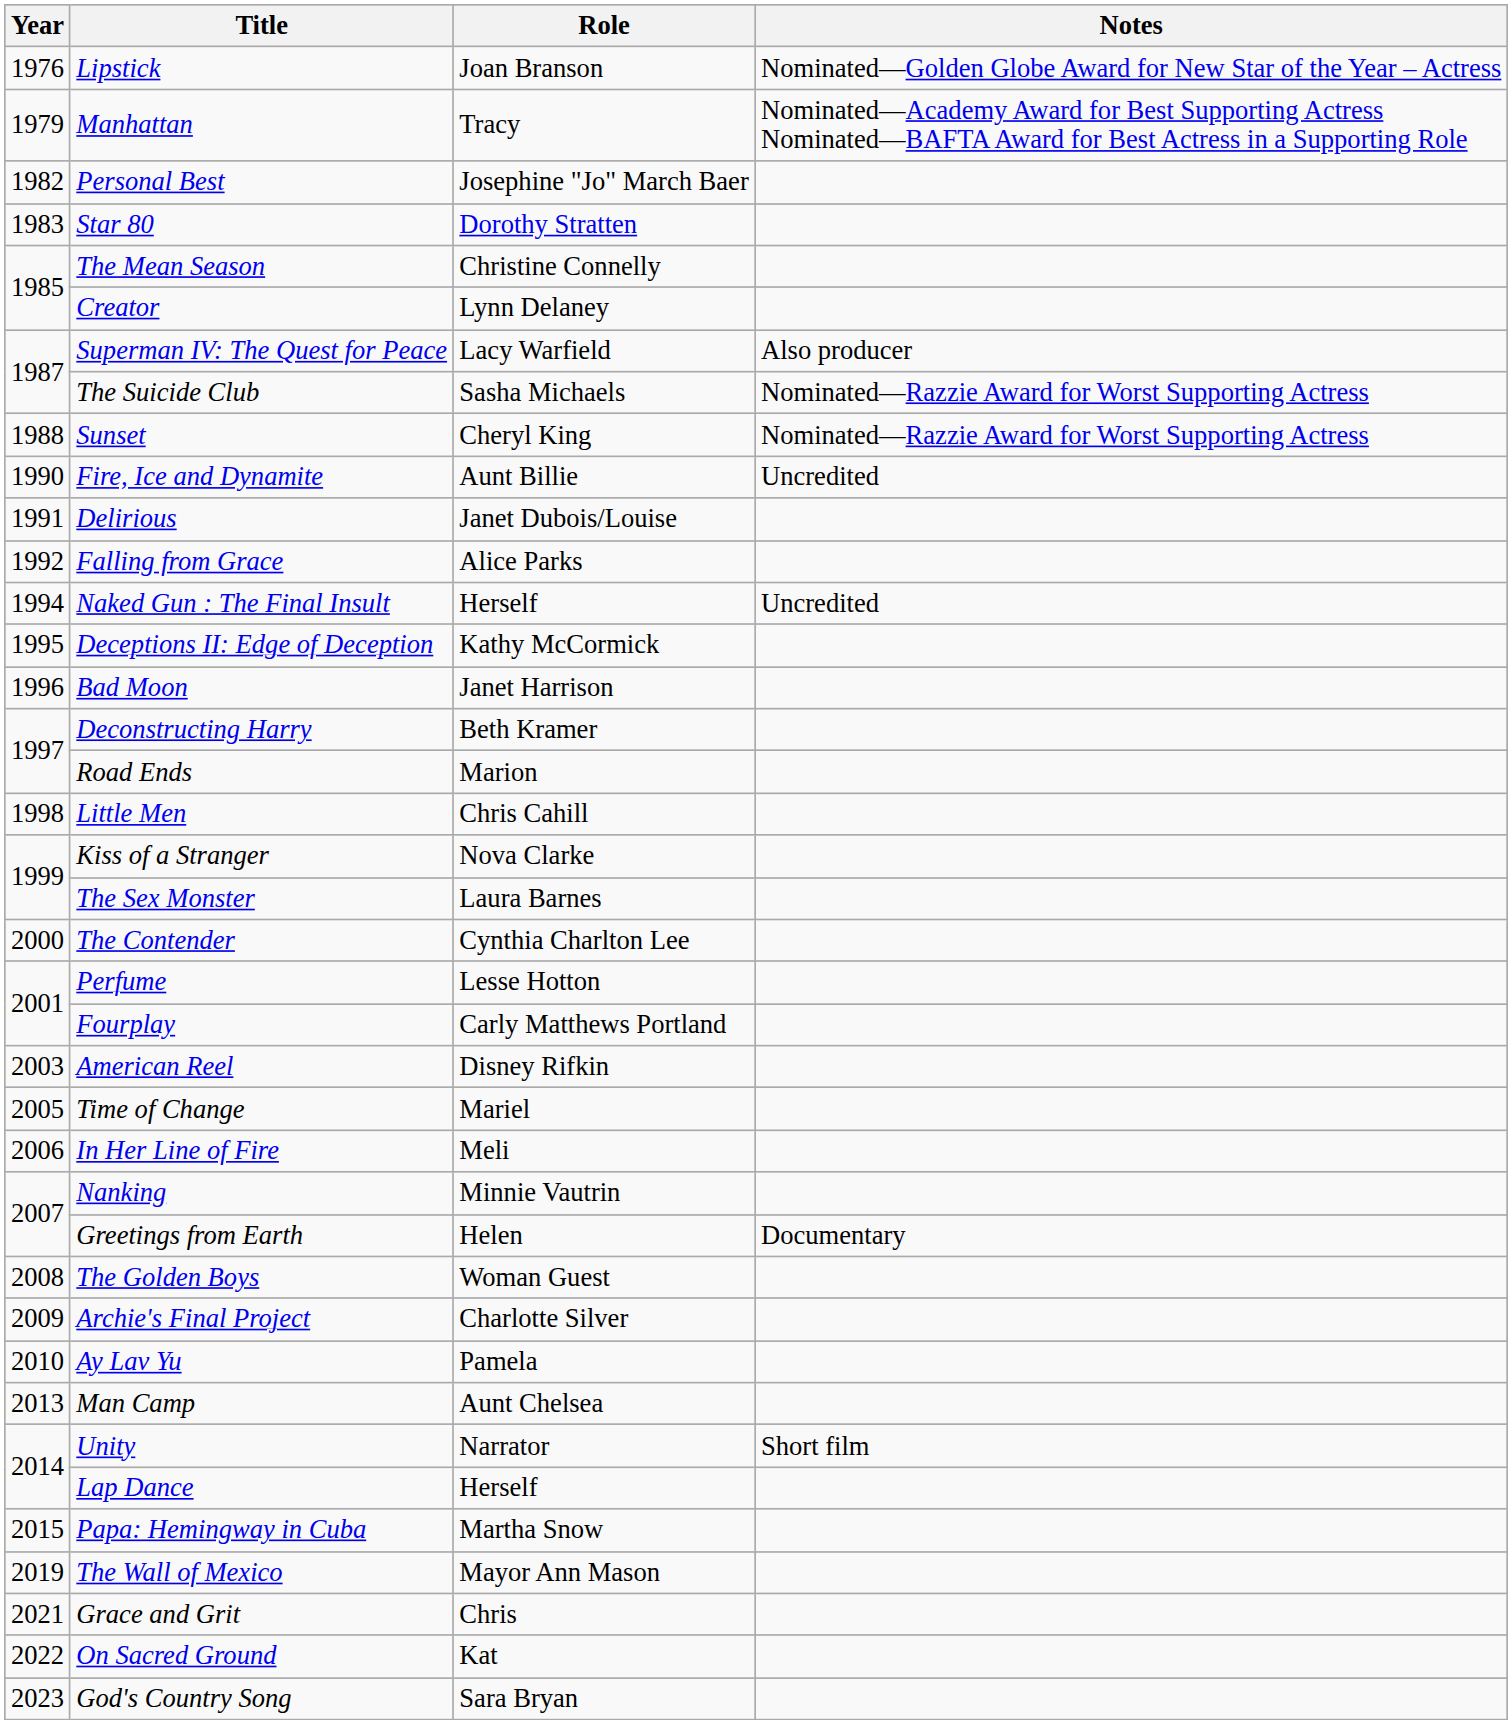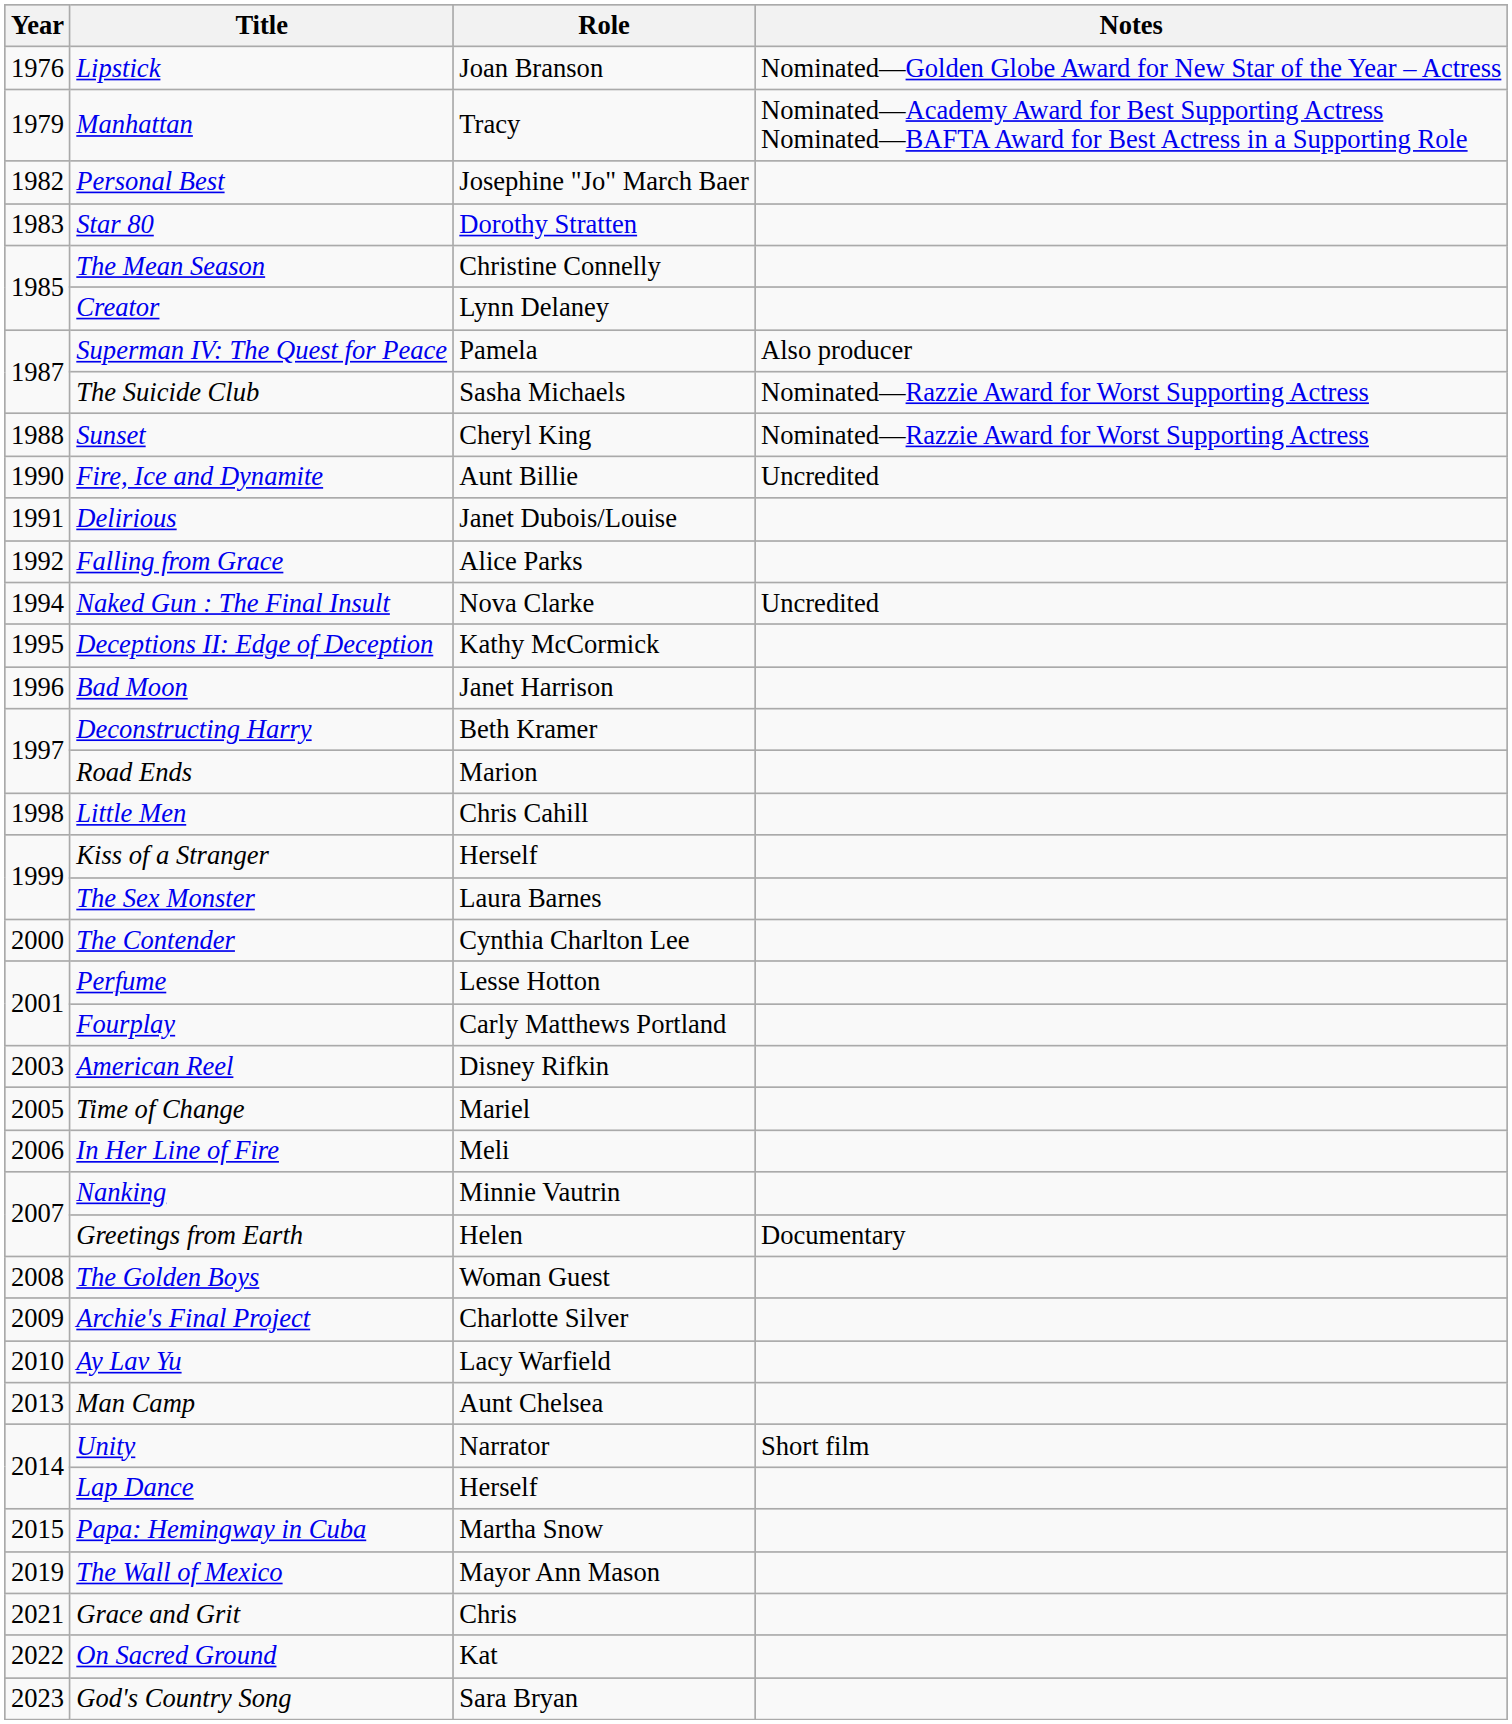(535, 350) Lacy Warfield -> (498, 350) Pamela
(498, 603) Herself -> (527, 603) Nova Clarke
(527, 855) Nova Clarke -> (498, 855) Herself
(498, 1361) Pamela -> (535, 1361) Lacy Warfield
